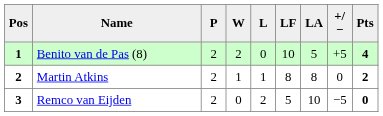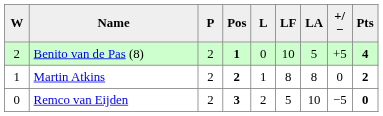columns swapped: (18, 23) <-> (238, 23)
